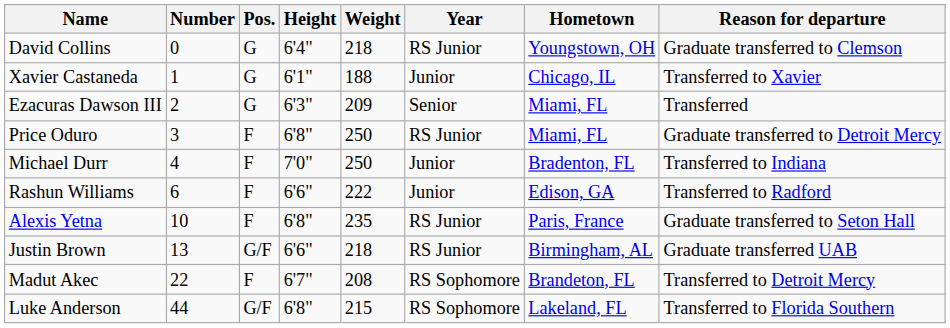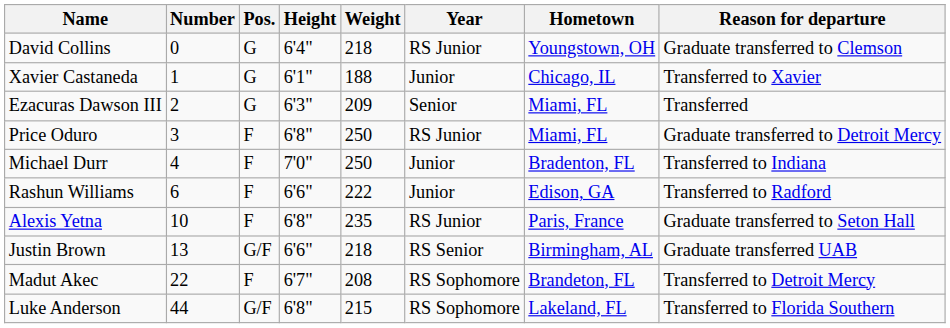(445, 250) RS Junior -> (446, 250) RS Senior
